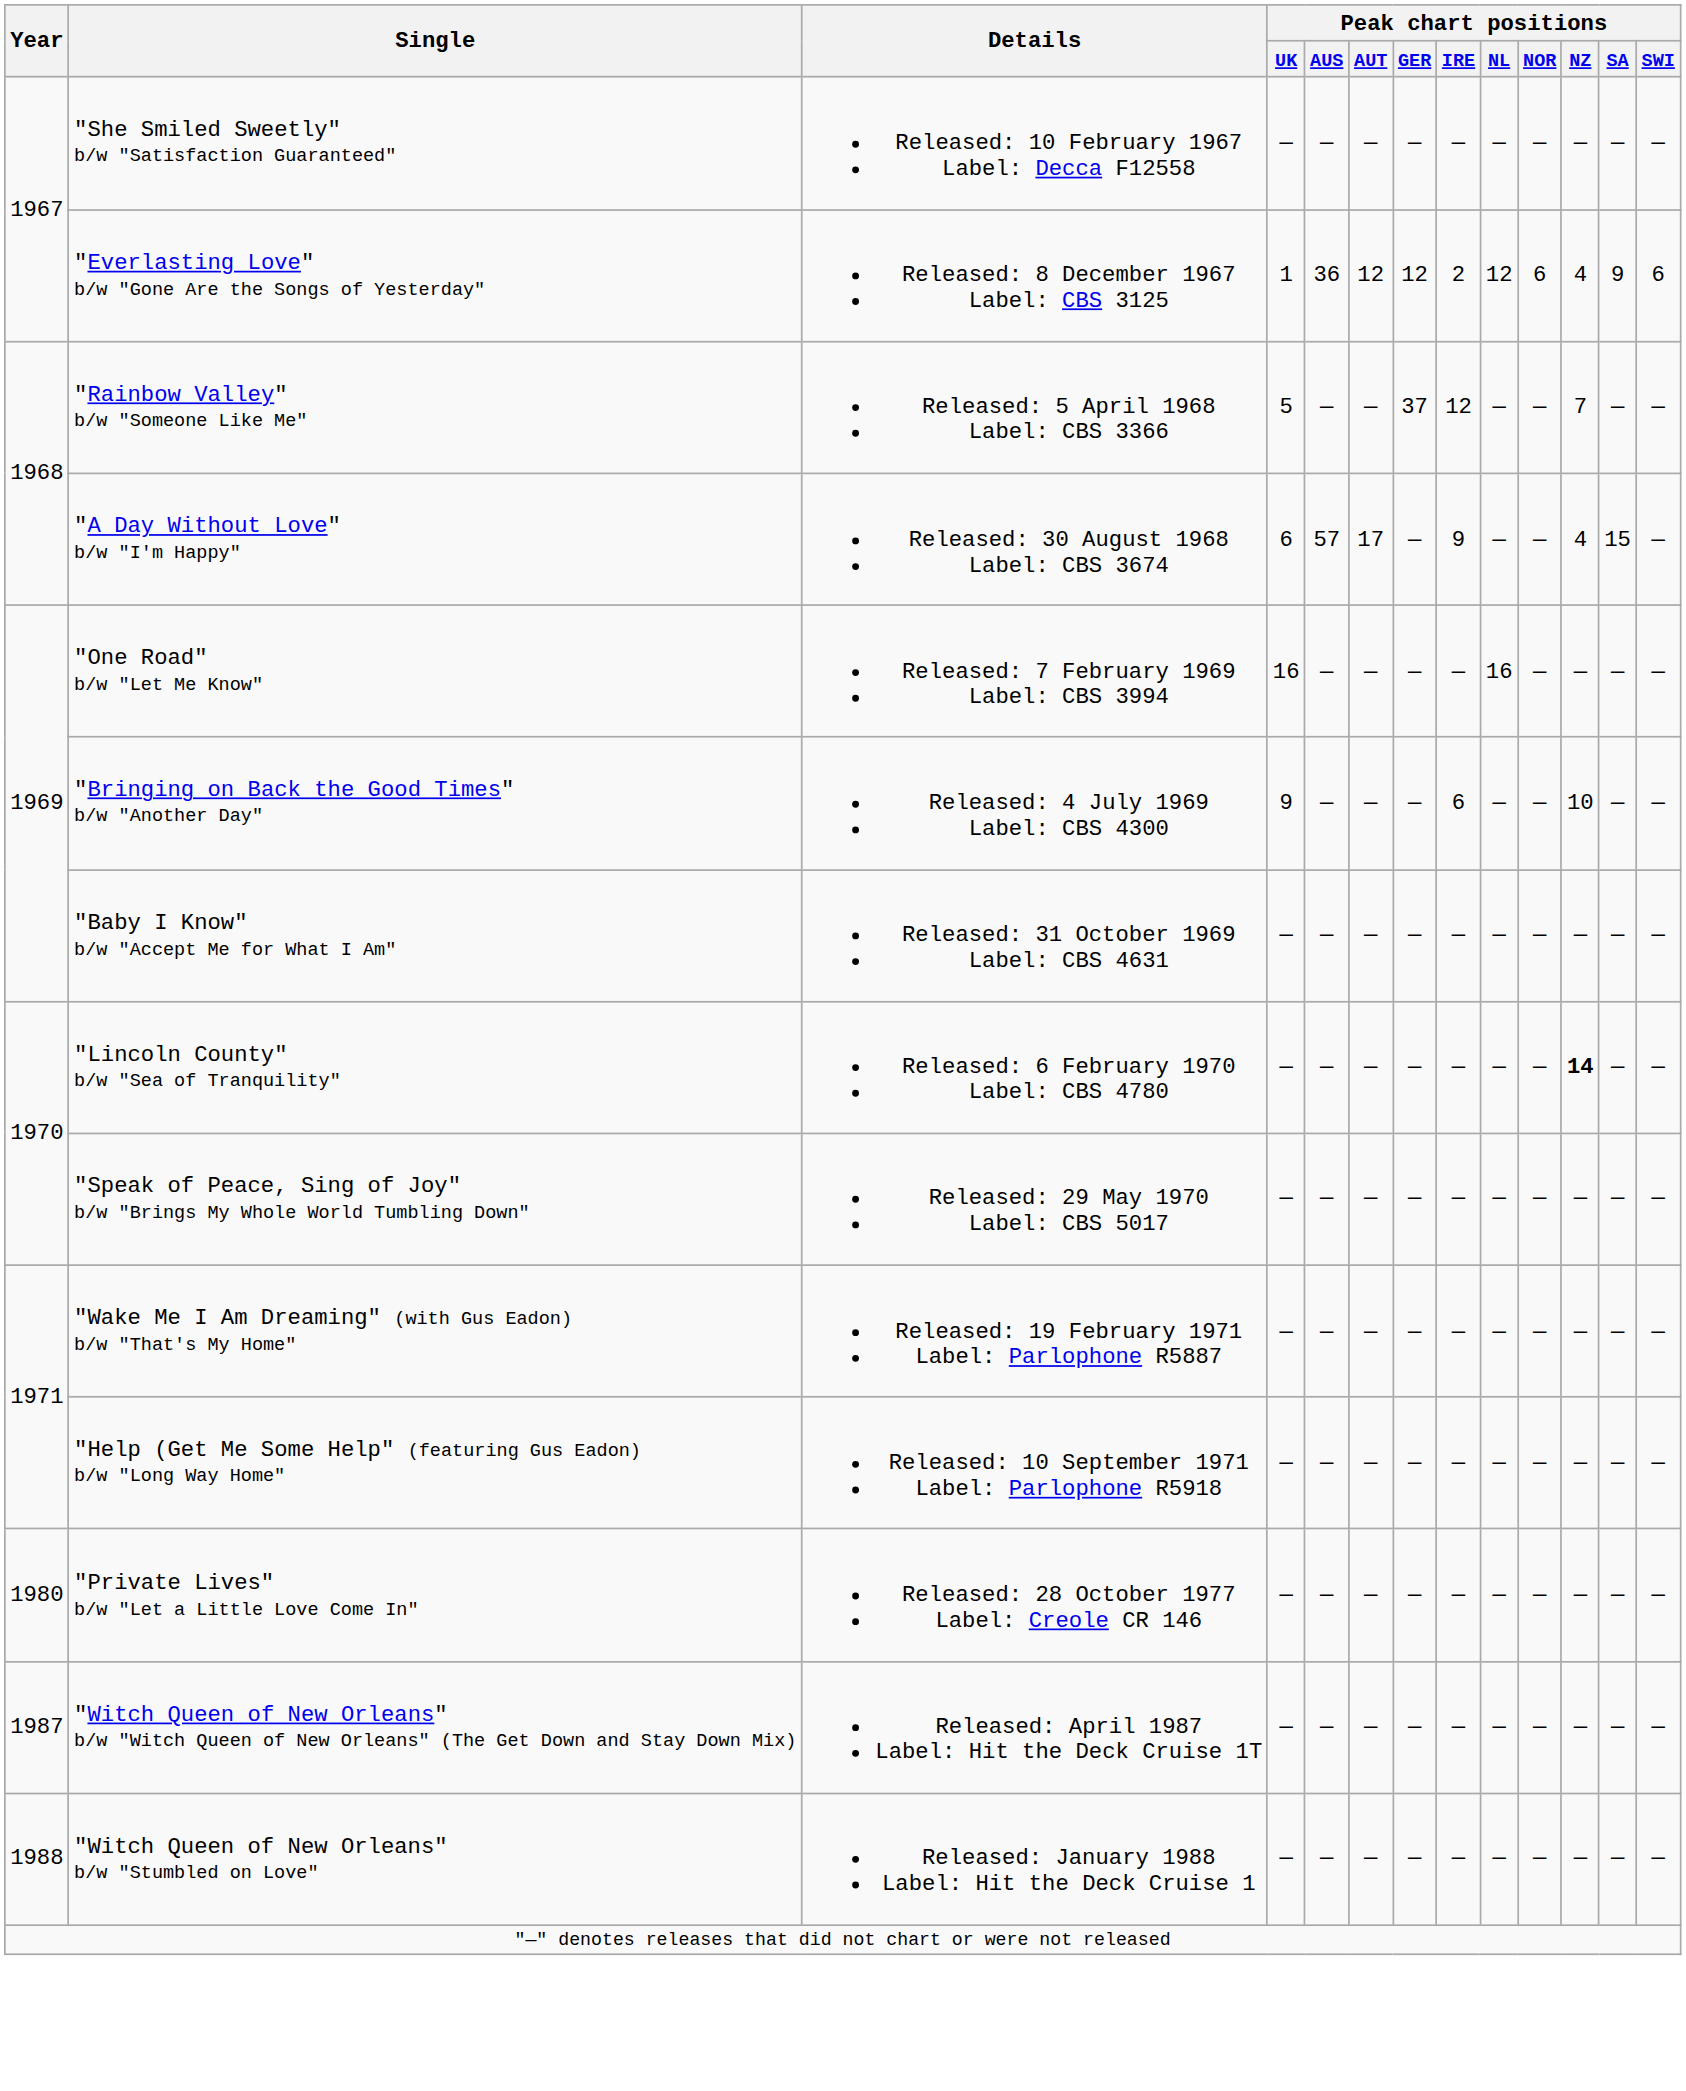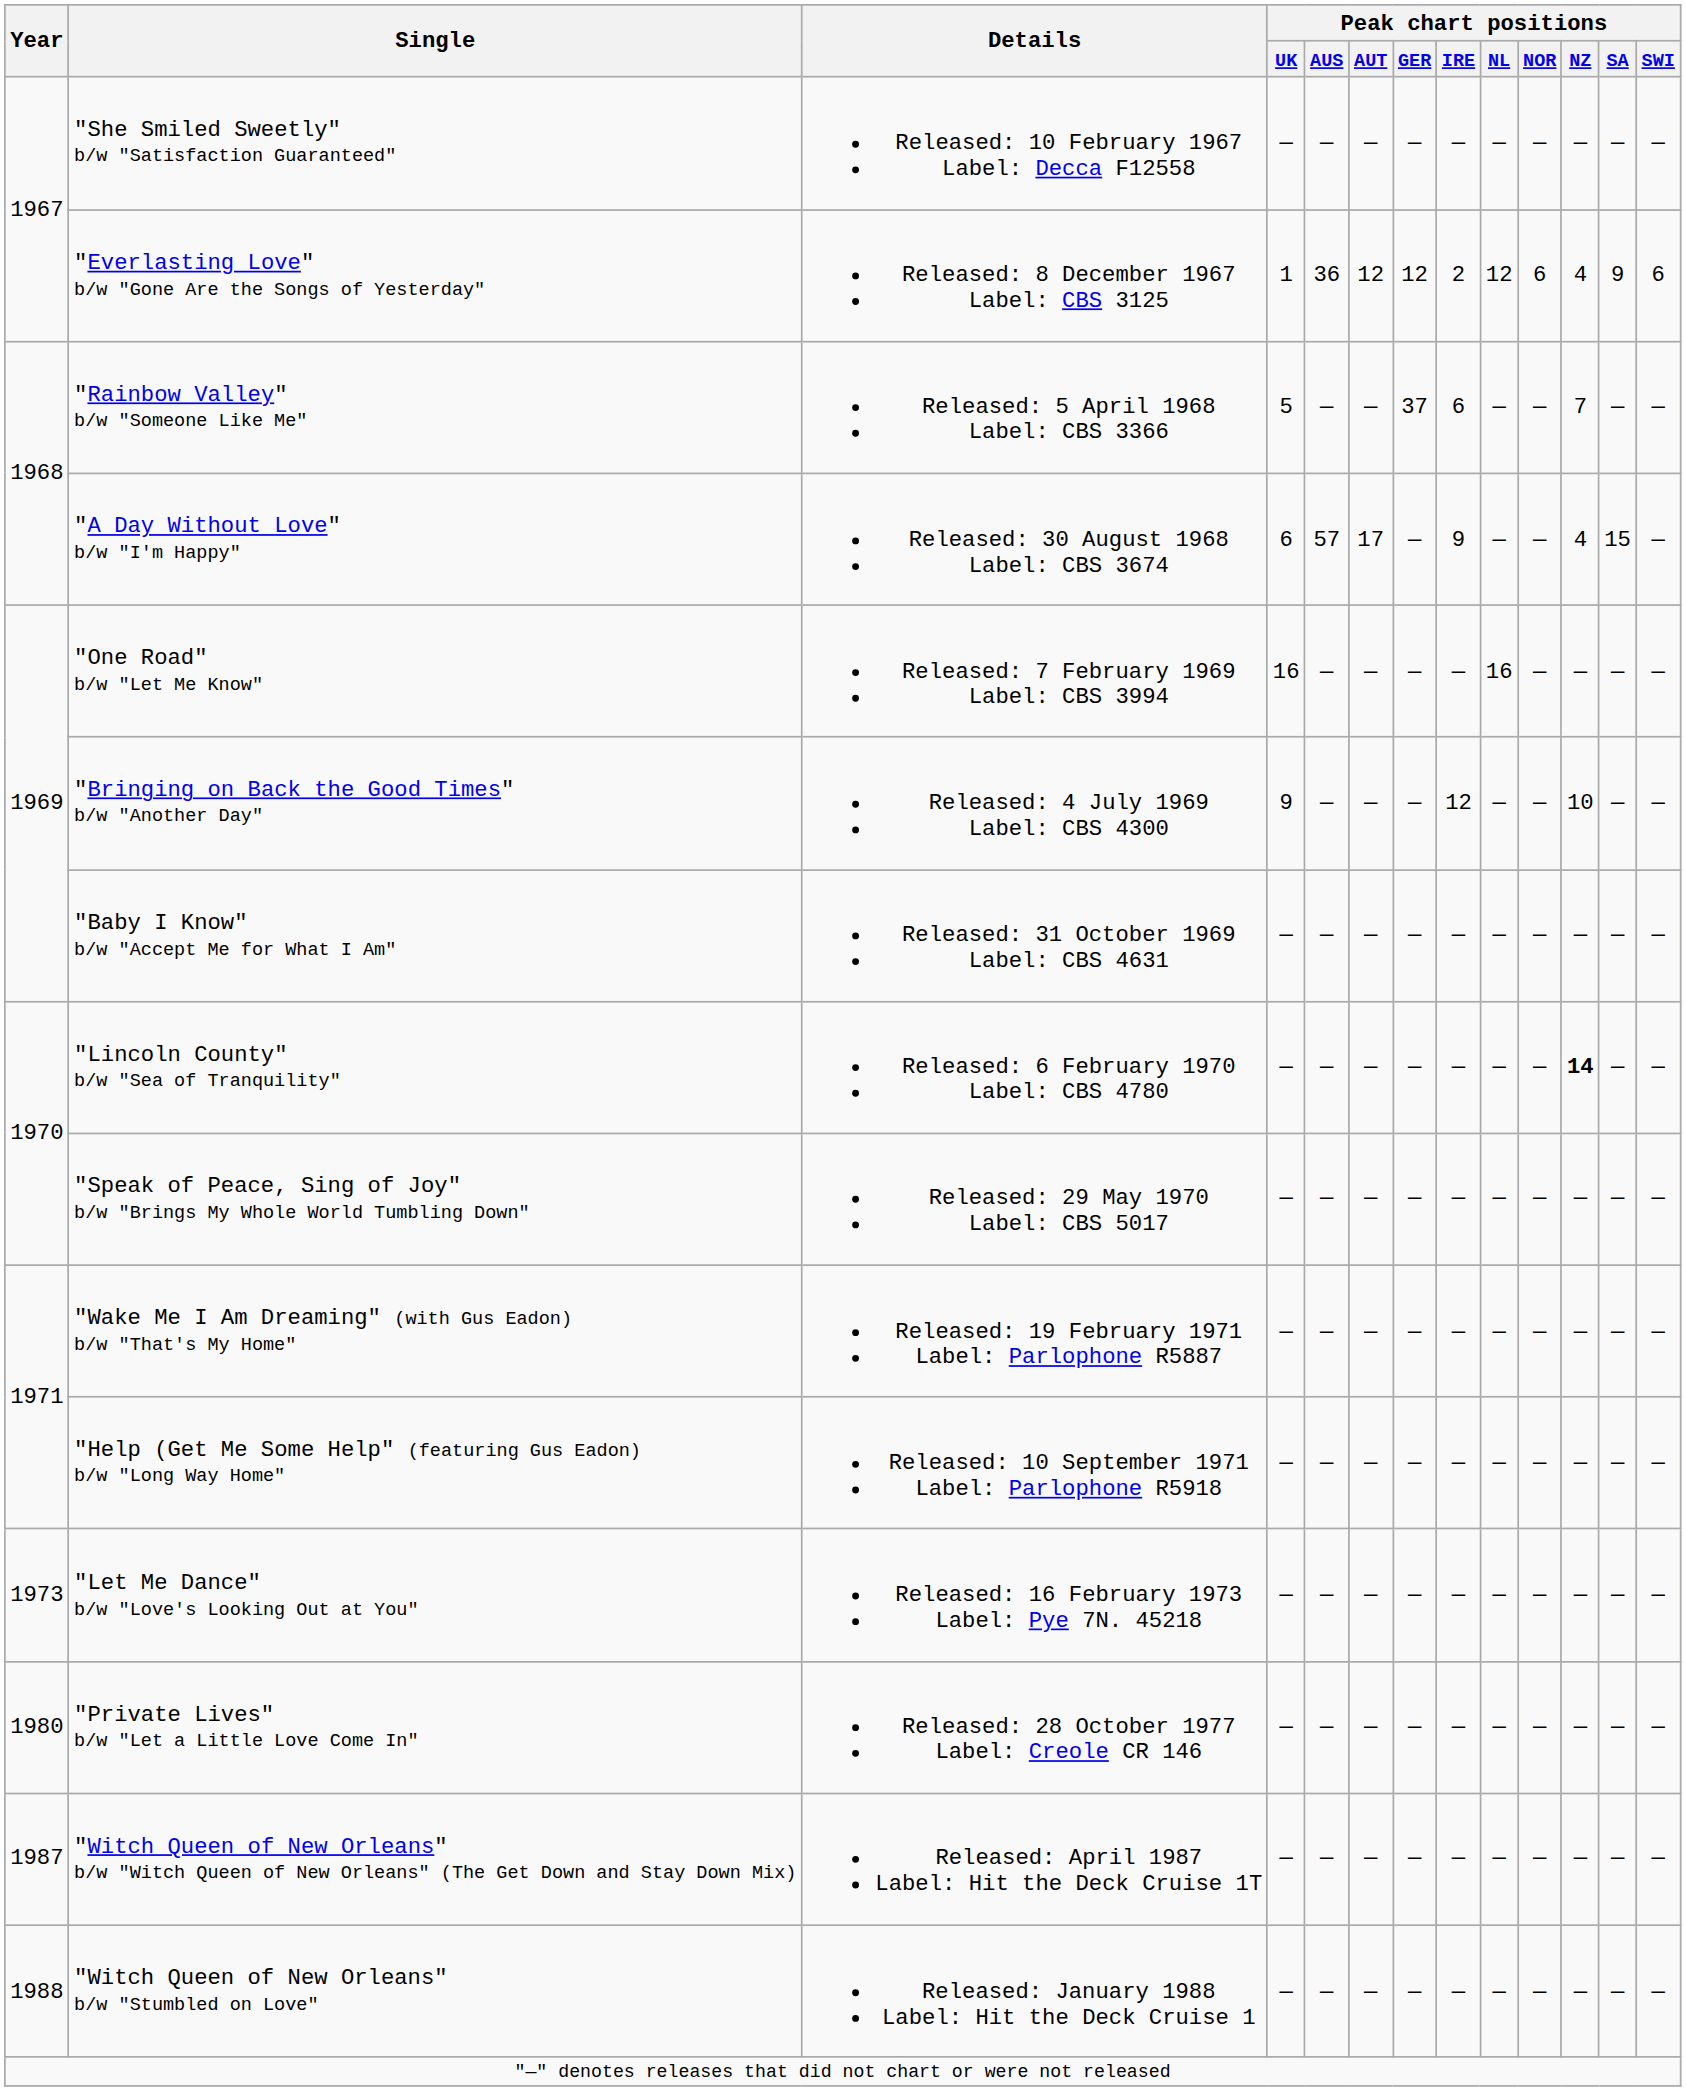(1459, 407) 12 -> (1459, 407) 6
(1459, 803) 6 -> (1459, 803) 12
+ row: (246, 1594)
